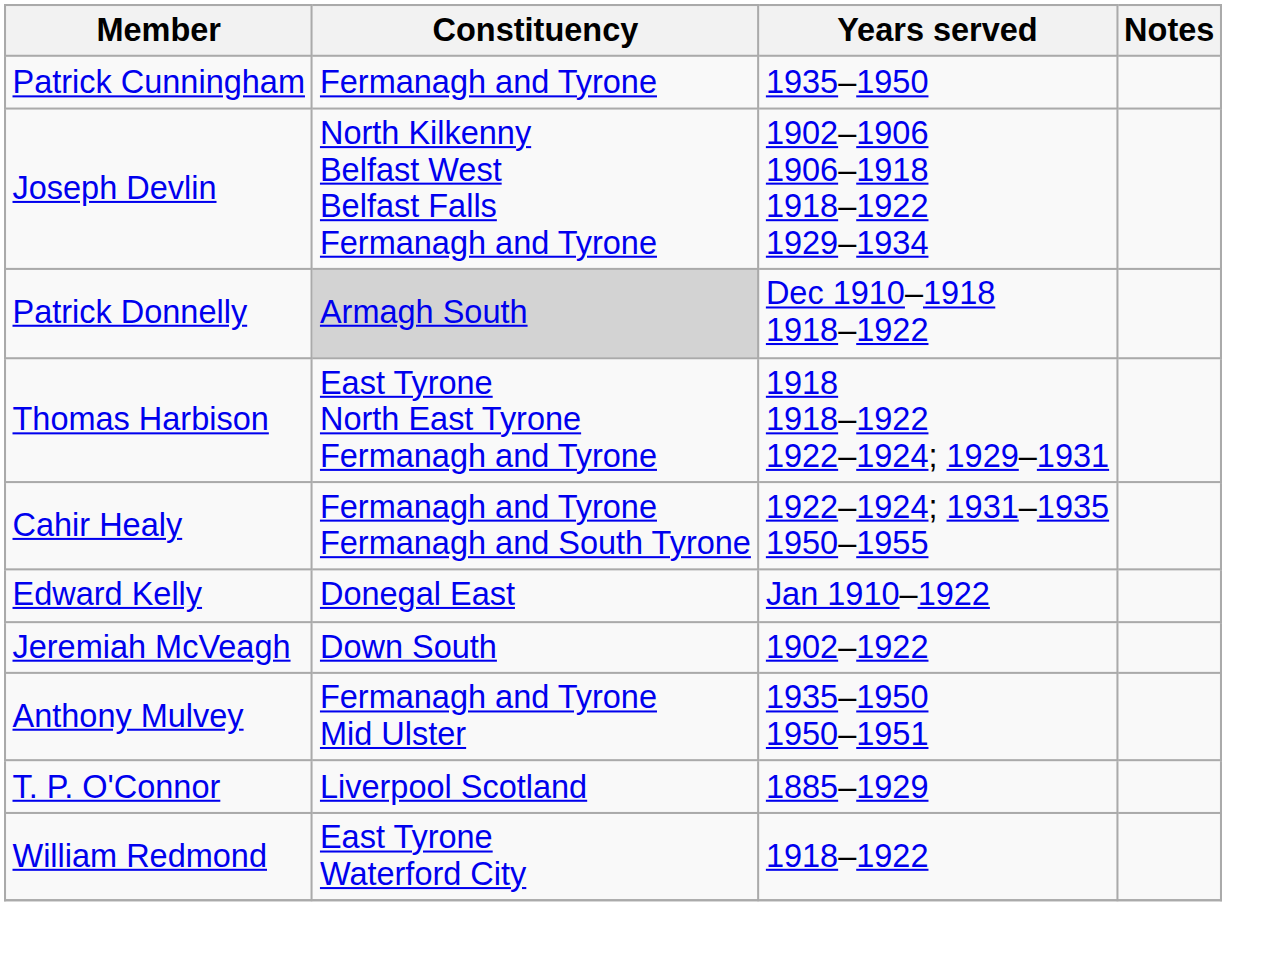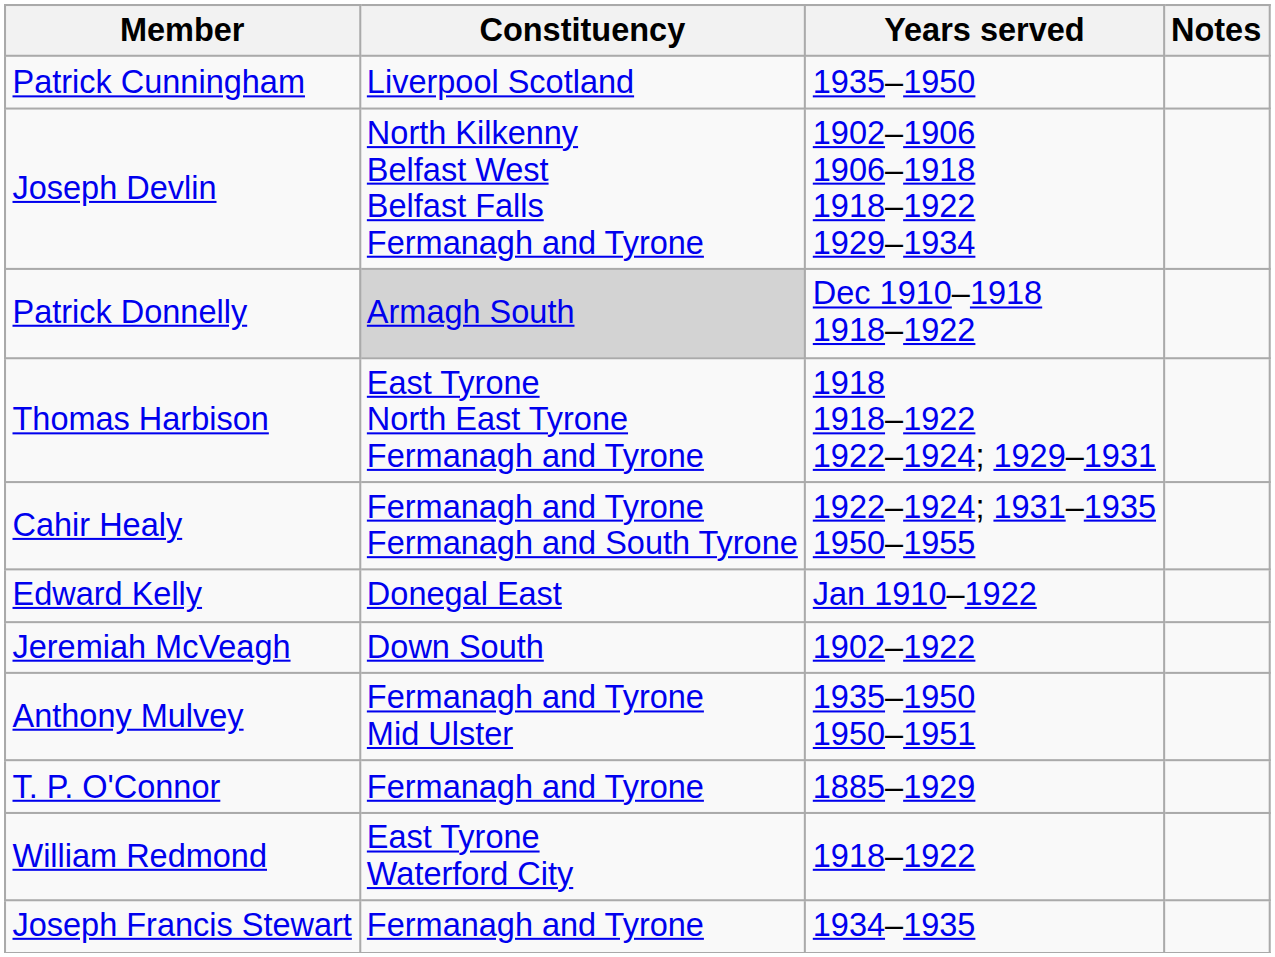(488, 81) Fermanagh and Tyrone -> (500, 81) Liverpool Scotland
(454, 786) Liverpool Scotland -> (535, 786) Fermanagh and Tyrone
+ row: (182, 925)
